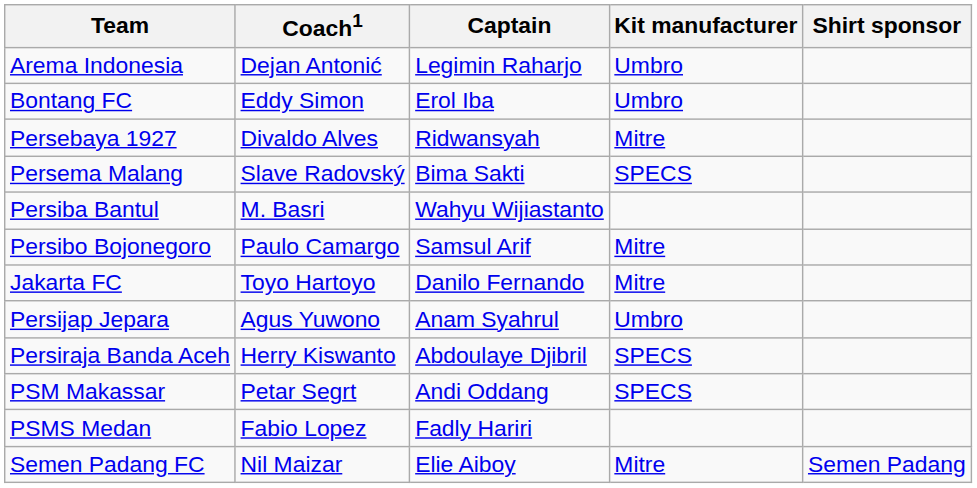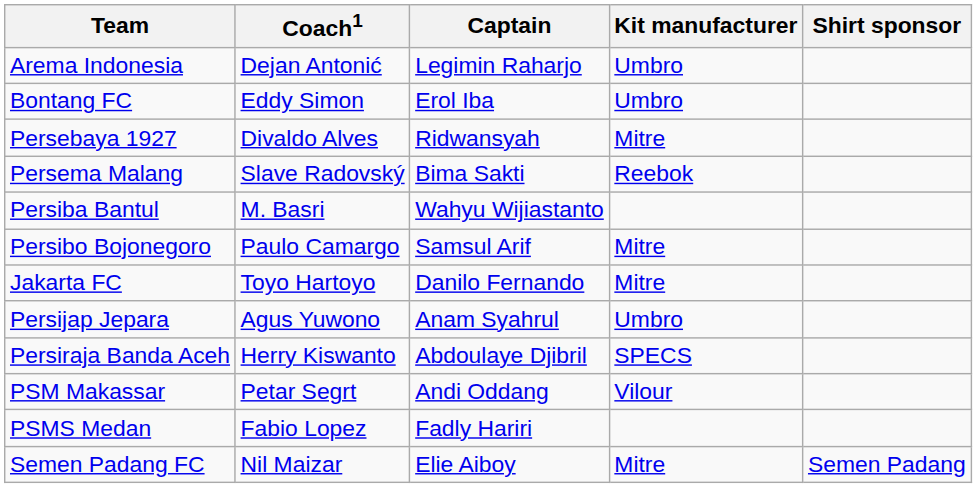(653, 173) SPECS -> (654, 173) Reebok
(653, 391) SPECS -> (643, 391) Vilour
